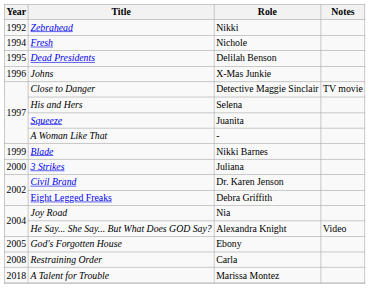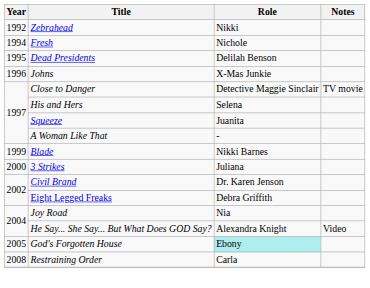(229, 244) no background -> (229, 244) paleturquoise background
- row: (70, 275)
